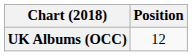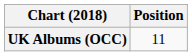(159, 39) 12 -> (159, 39) 11
